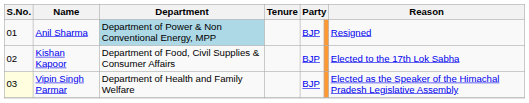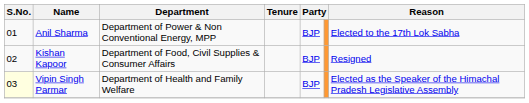(162, 32) lightblue background -> (162, 32) no background
(351, 32) Resigned -> (395, 32) Elected to the 17th Lok Sabha
(395, 58) Elected to the 17th Lok Sabha -> (351, 58) Resigned
